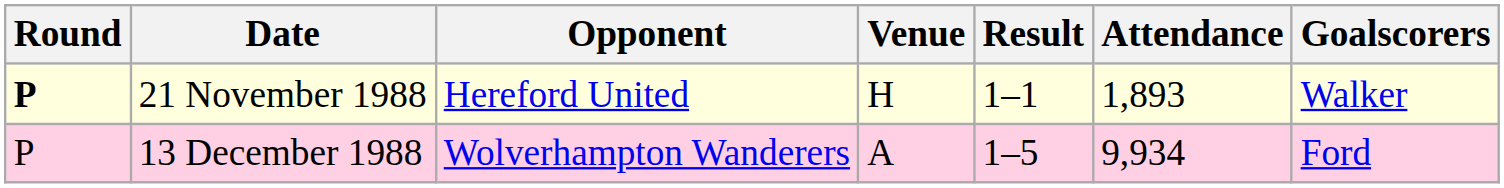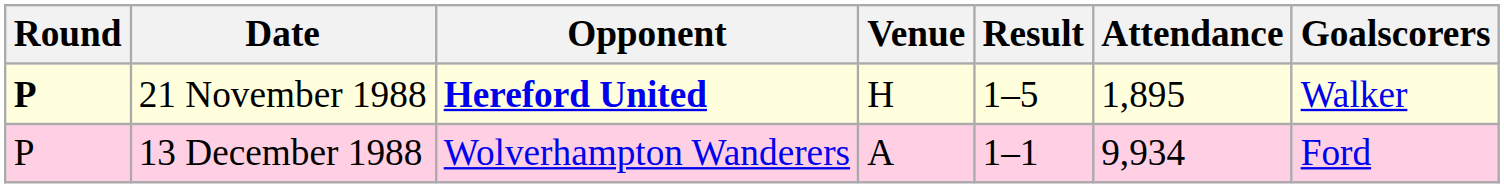(566, 93) normal -> (575, 93) bold
(1010, 93) 1–1 -> (1010, 93) 1–5
(1143, 93) 1,893 -> (1143, 93) 1,895
(1010, 152) 1–5 -> (1010, 152) 1–1
